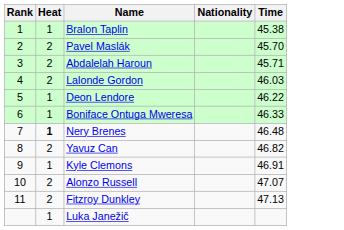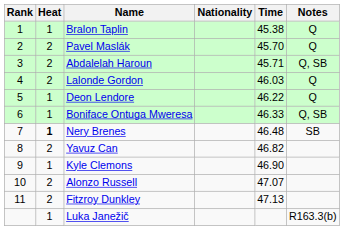+ column: (313, 13)
(271, 166) 46.91 -> (271, 166) 46.90
